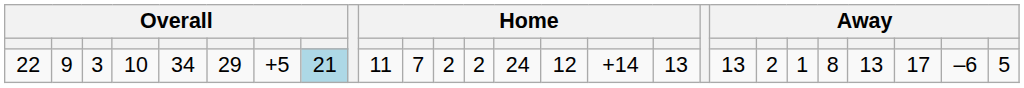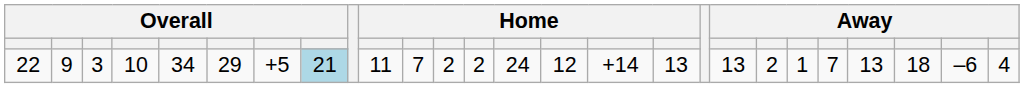(833, 65) 8 -> (833, 65) 7
(918, 65) 17 -> (918, 65) 18
(1004, 65) 5 -> (1004, 65) 4
